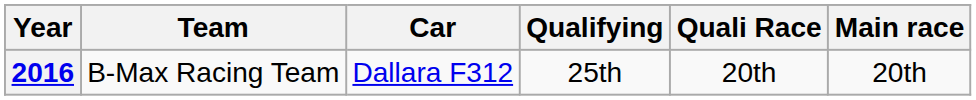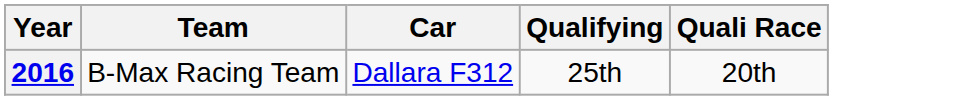- column: (900, 28)
